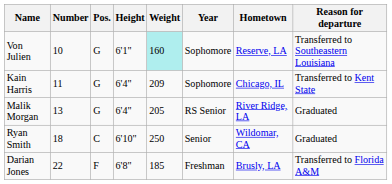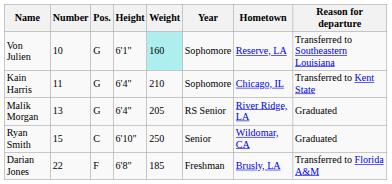(157, 84) 209 -> (157, 84) 210
(58, 138) 18 -> (58, 138) 15
